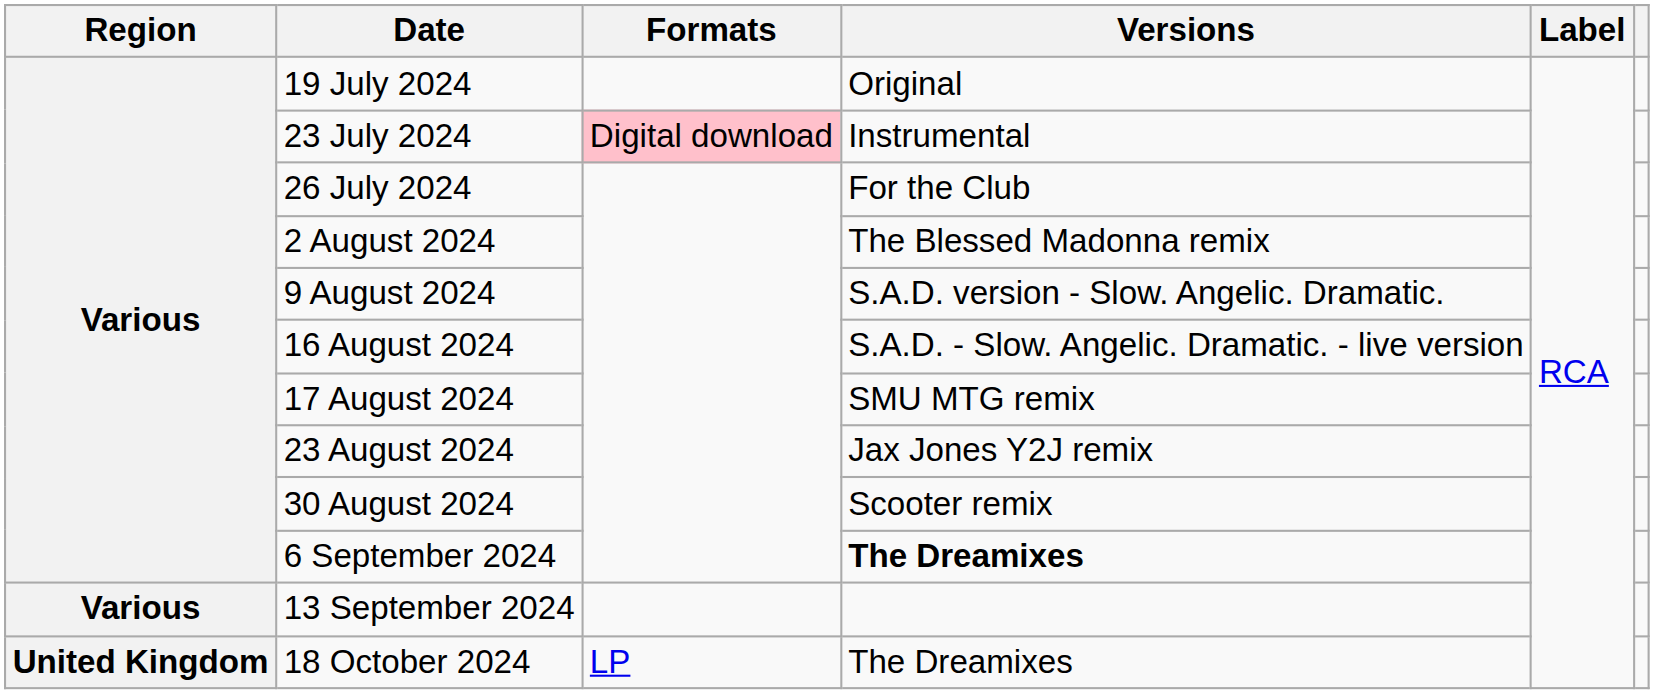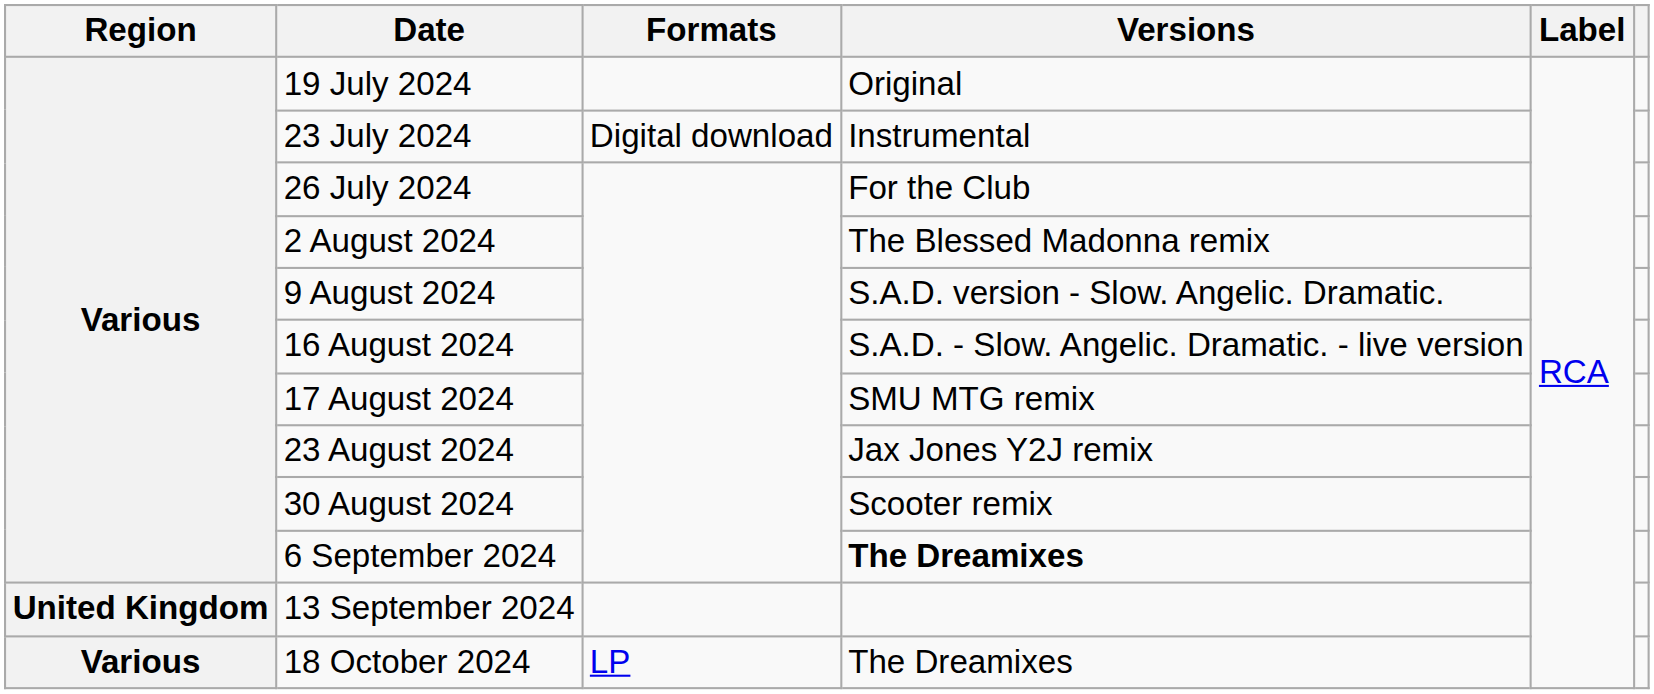(711, 135) pink background -> (711, 135) no background
(141, 608) Various -> (141, 608) United Kingdom
(141, 661) United Kingdom -> (141, 661) Various
